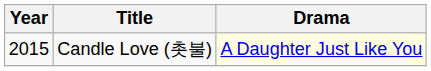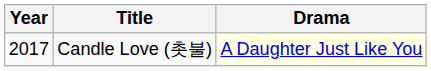(29, 49) 2015 -> (29, 49) 2017
